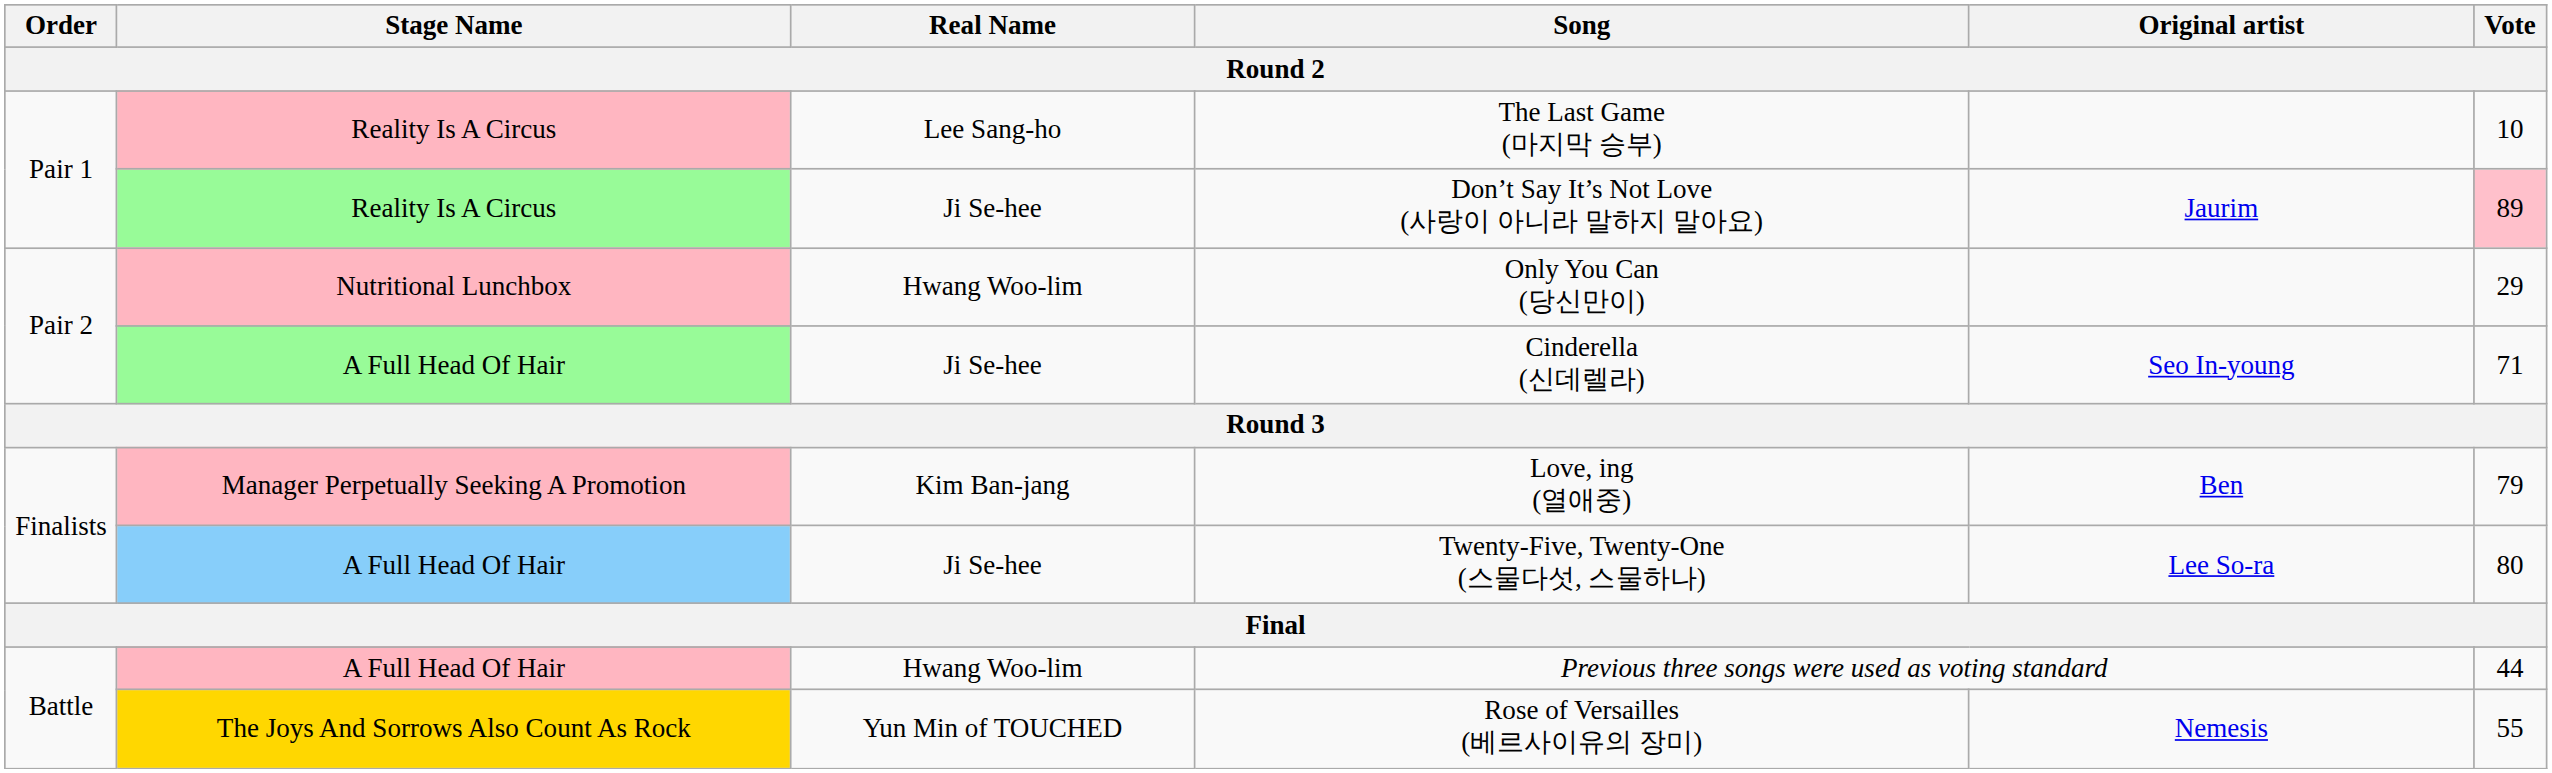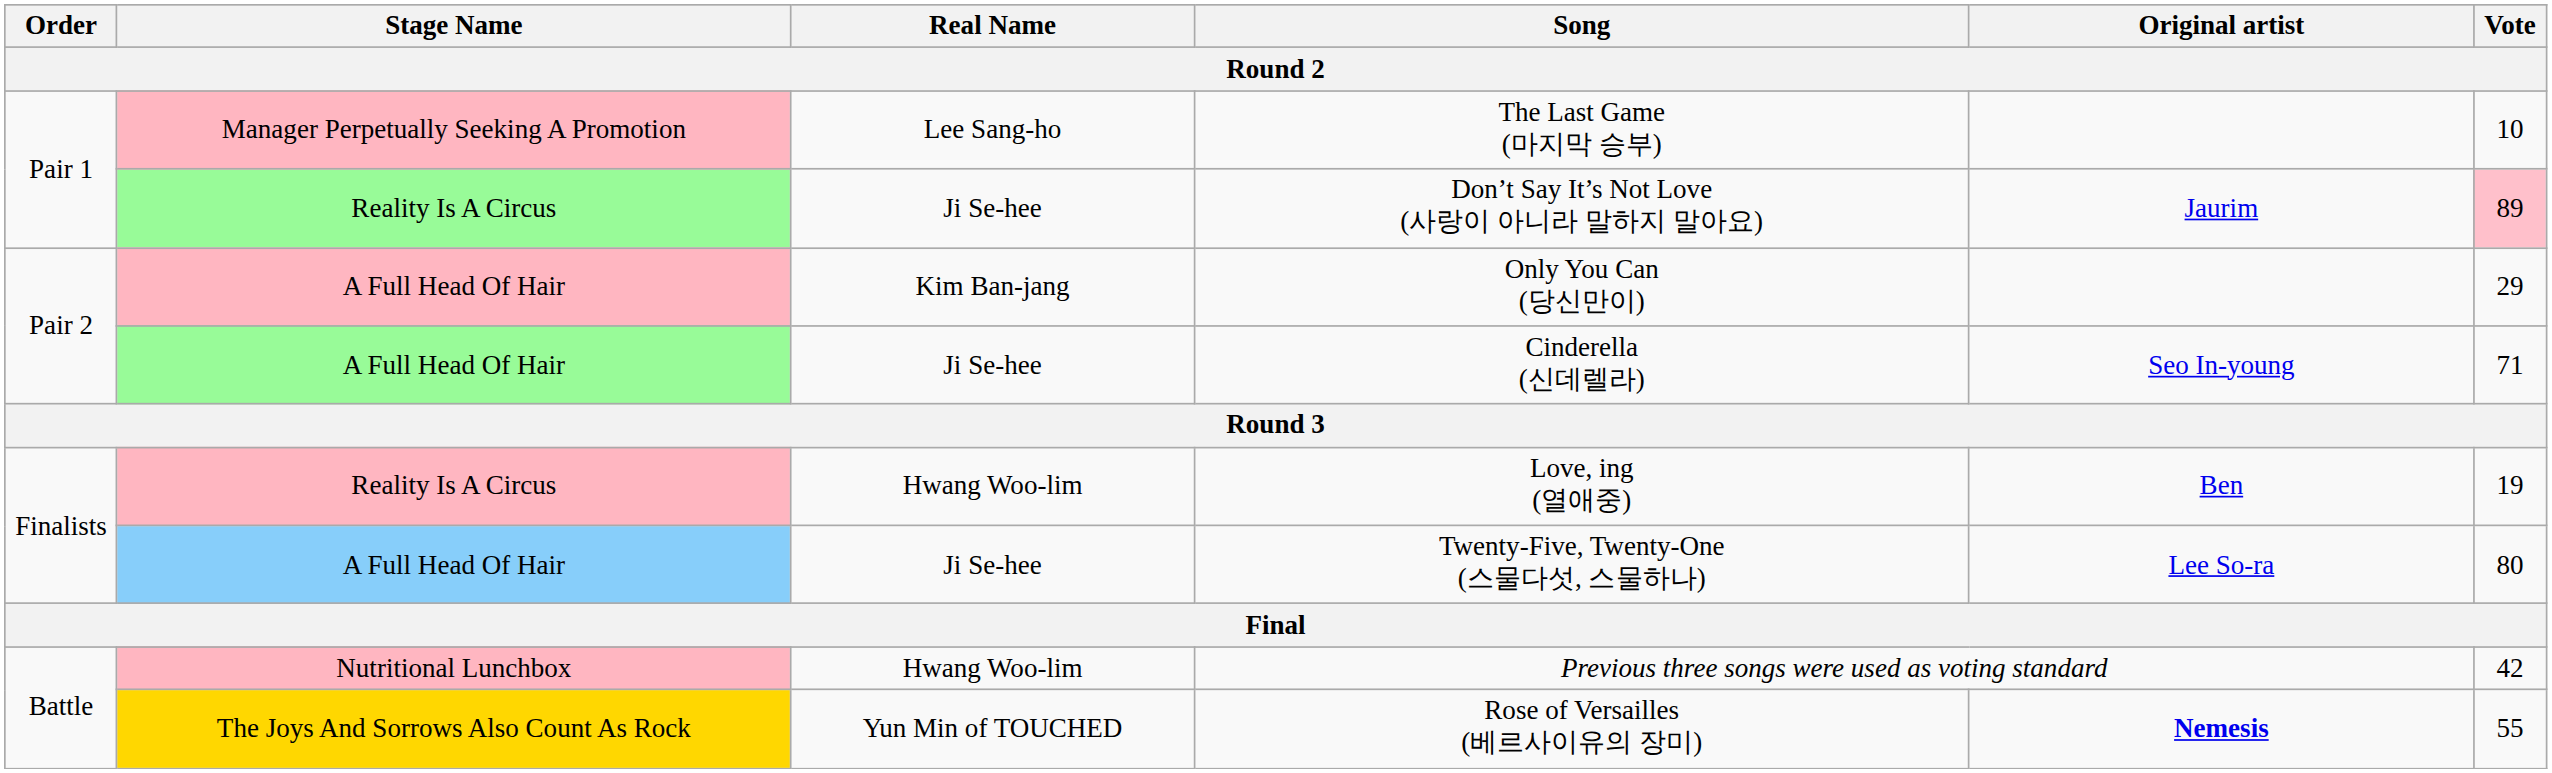(454, 129) Reality Is A Circus -> (454, 129) Manager Perpetually Seeking A Promotion
(454, 286) Nutritional Lunchbox -> (454, 286) A Full Head Of Hair
(993, 286) Hwang Woo-lim -> (993, 286) Kim Ban-jang
(454, 485) Manager Perpetually Seeking A Promotion -> (454, 485) Reality Is A Circus
(993, 485) Kim Ban-jang -> (993, 485) Hwang Woo-lim
(2510, 485) 79 -> (2510, 485) 19
(454, 667) A Full Head Of Hair -> (454, 667) Nutritional Lunchbox
(2510, 667) 44 -> (2510, 667) 42
(2221, 728) normal -> (2221, 728) bold
